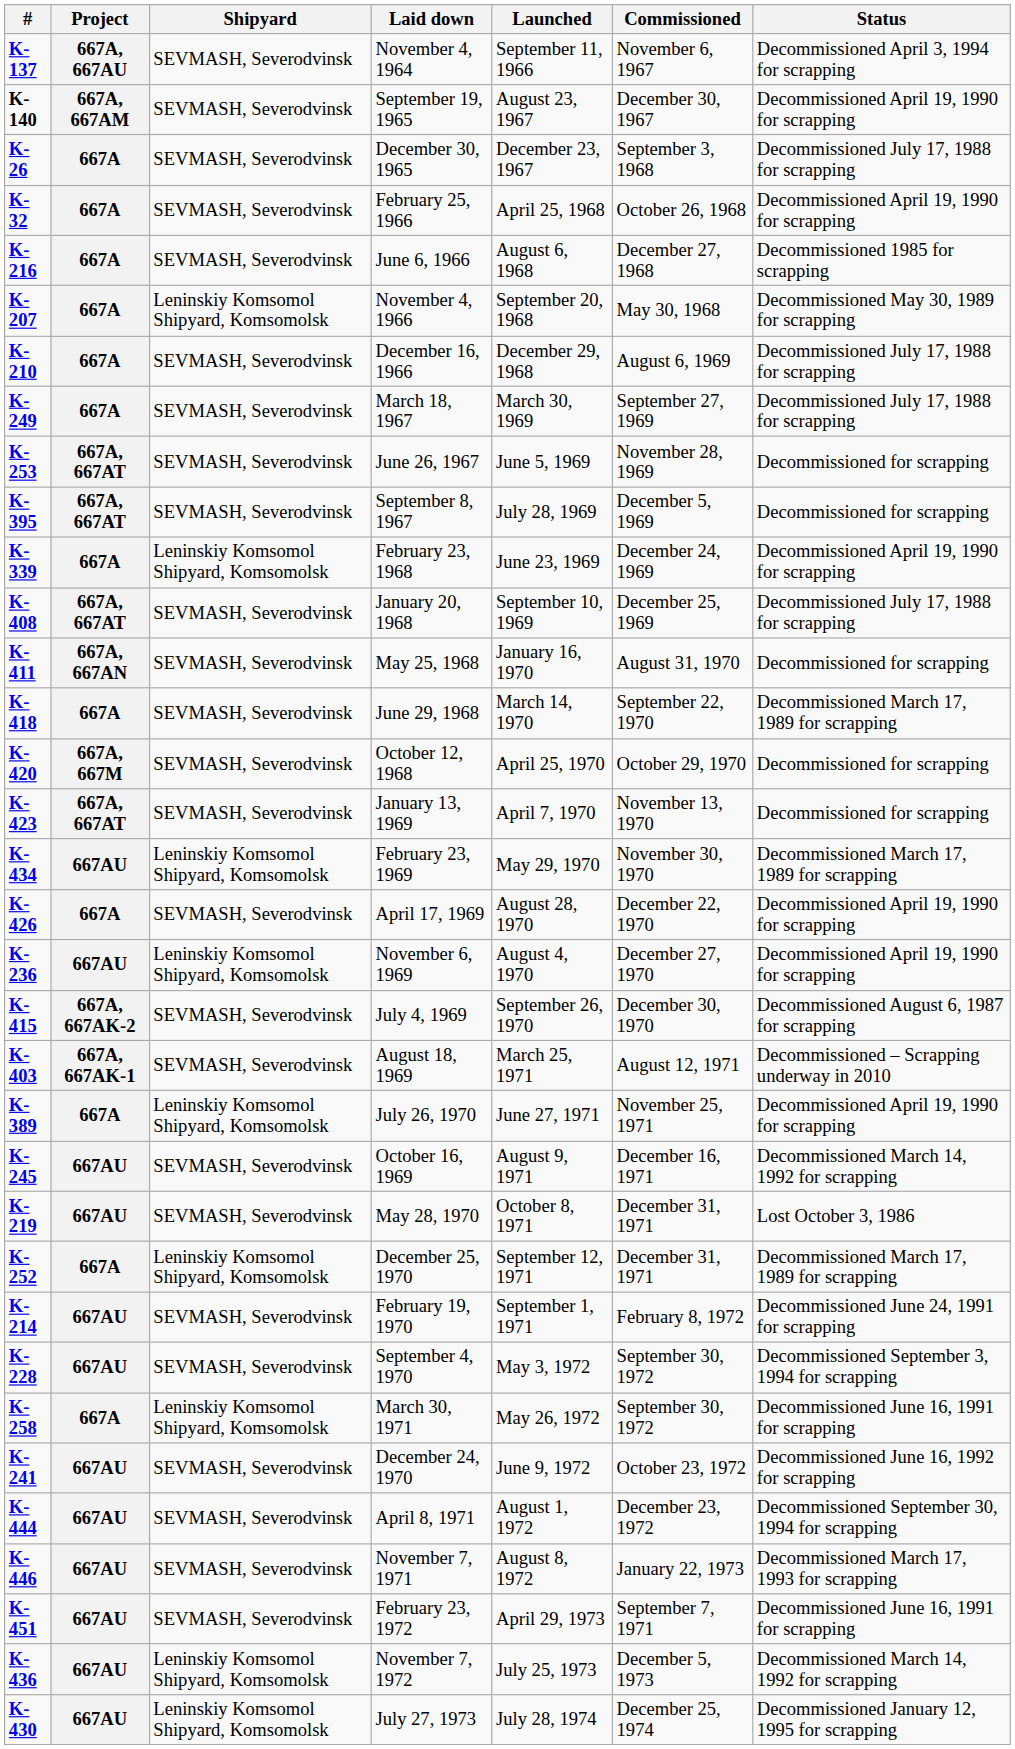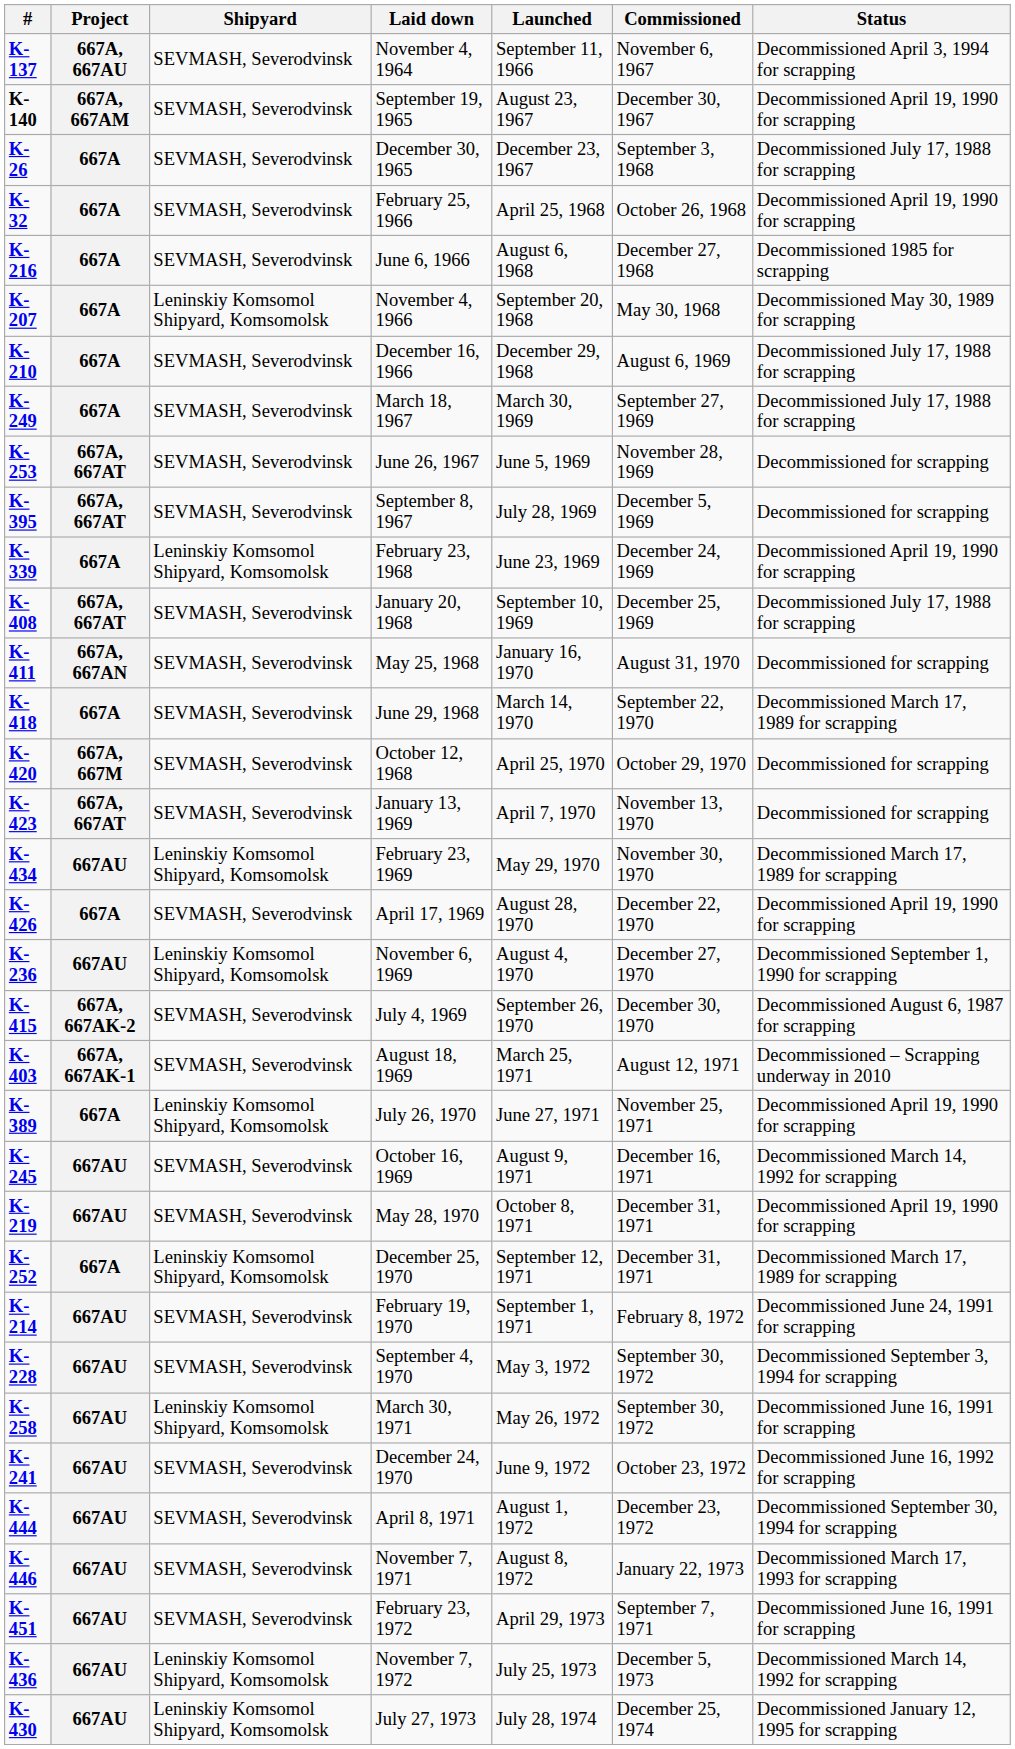(877, 964) Decommissioned April 19, 1990 for scrapping -> (873, 964) Decommissioned September 1, 1990 for scrapping
(836, 1216) Lost October 3, 1986 -> (877, 1216) Decommissioned April 19, 1990 for scrapping
(100, 1417) 667A -> (100, 1417) 667AU
